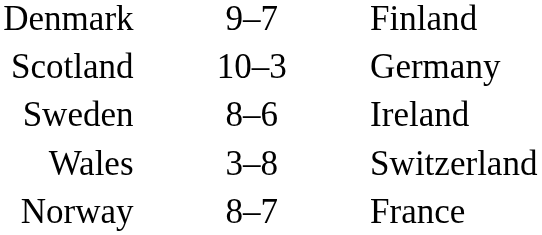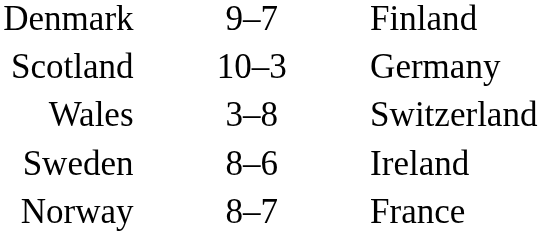rows swapped: (78, 114) <-> (91, 162)
